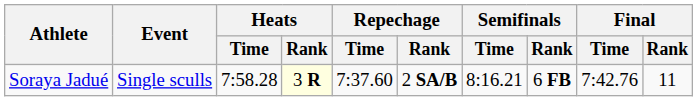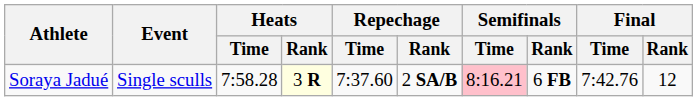(494, 80) no background -> (494, 80) pink background
(667, 80) 11 -> (667, 80) 12
